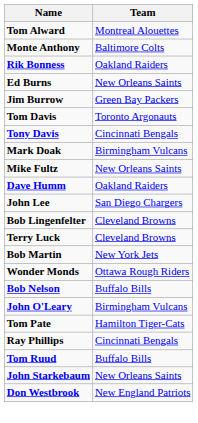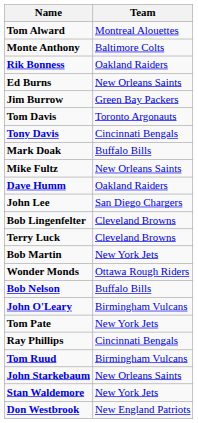(141, 151) Birmingham Vulcans -> (123, 151) Buffalo Bills
(140, 323) Hamilton Tiger-Cats -> (127, 323) New York Jets
(123, 358) Buffalo Bills -> (141, 358) Birmingham Vulcans
+ row: (45, 392)
